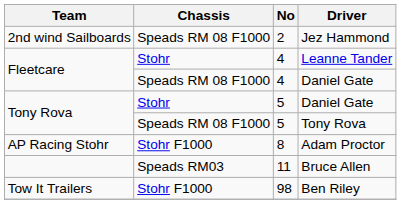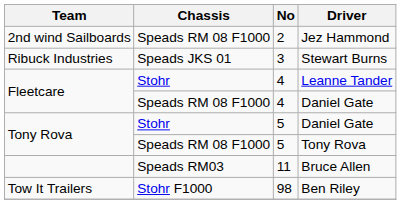+ row: (60, 59)
- row: (58, 145)
